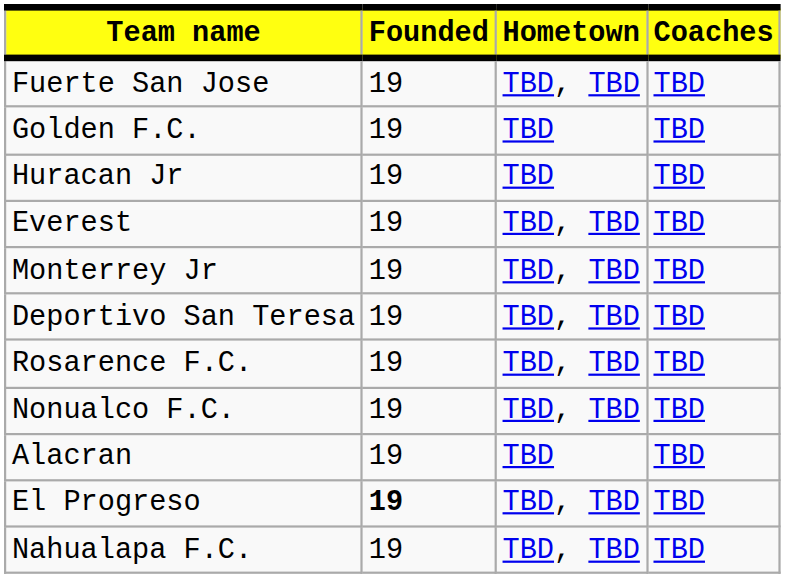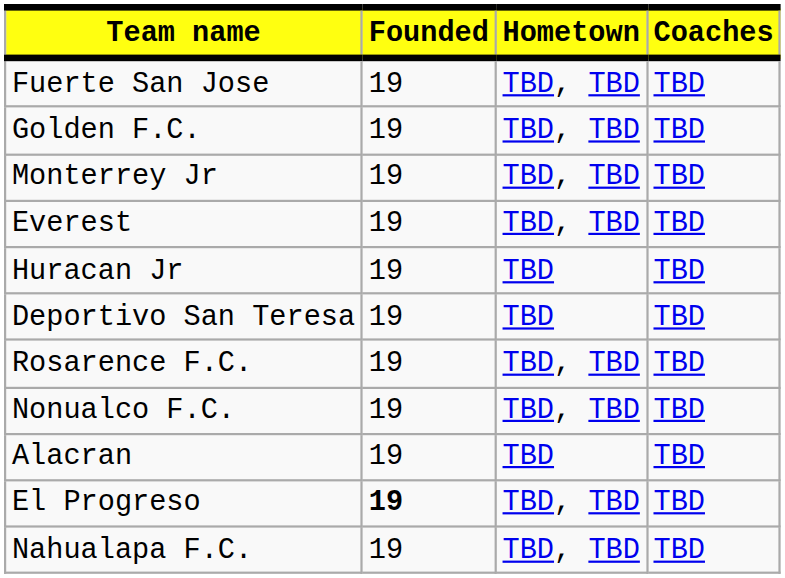(528, 130) TBD -> (571, 130) TBD, TBD
rows swapped: (115, 270) <-> (98, 177)
(571, 317) TBD, TBD -> (528, 317) TBD
